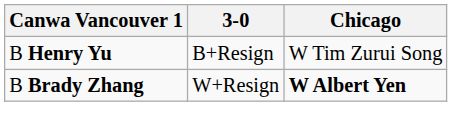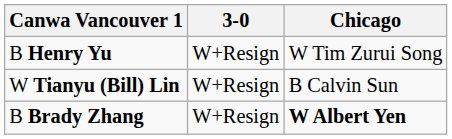(233, 52) B+Resign -> (236, 52) W+Resign
+ row: (94, 85)
